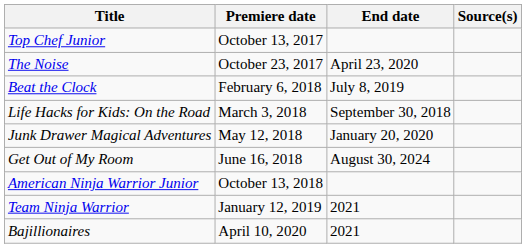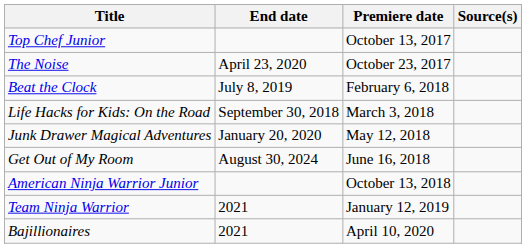columns swapped: (271, 16) <-> (390, 16)
